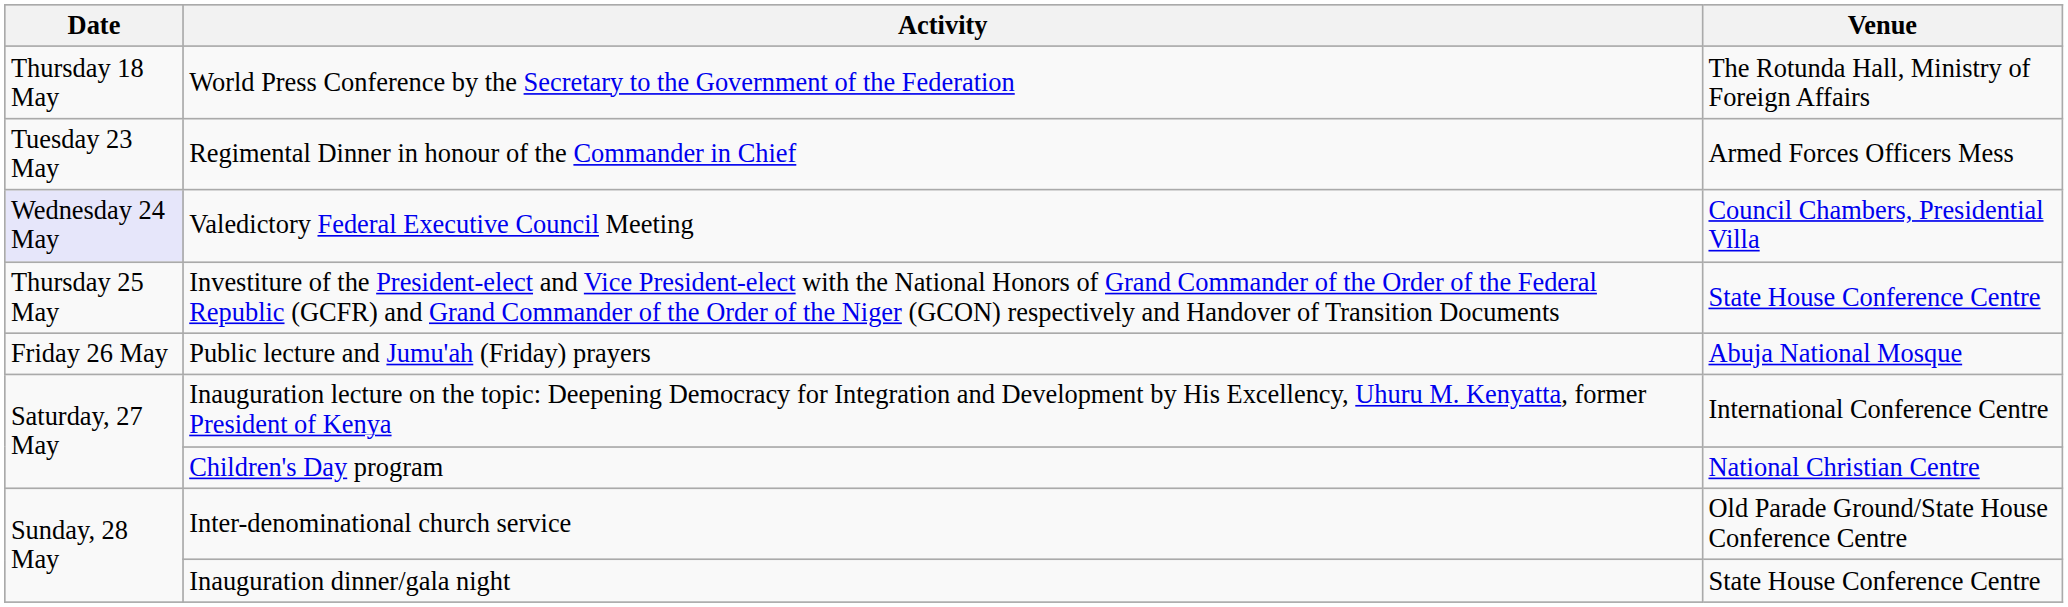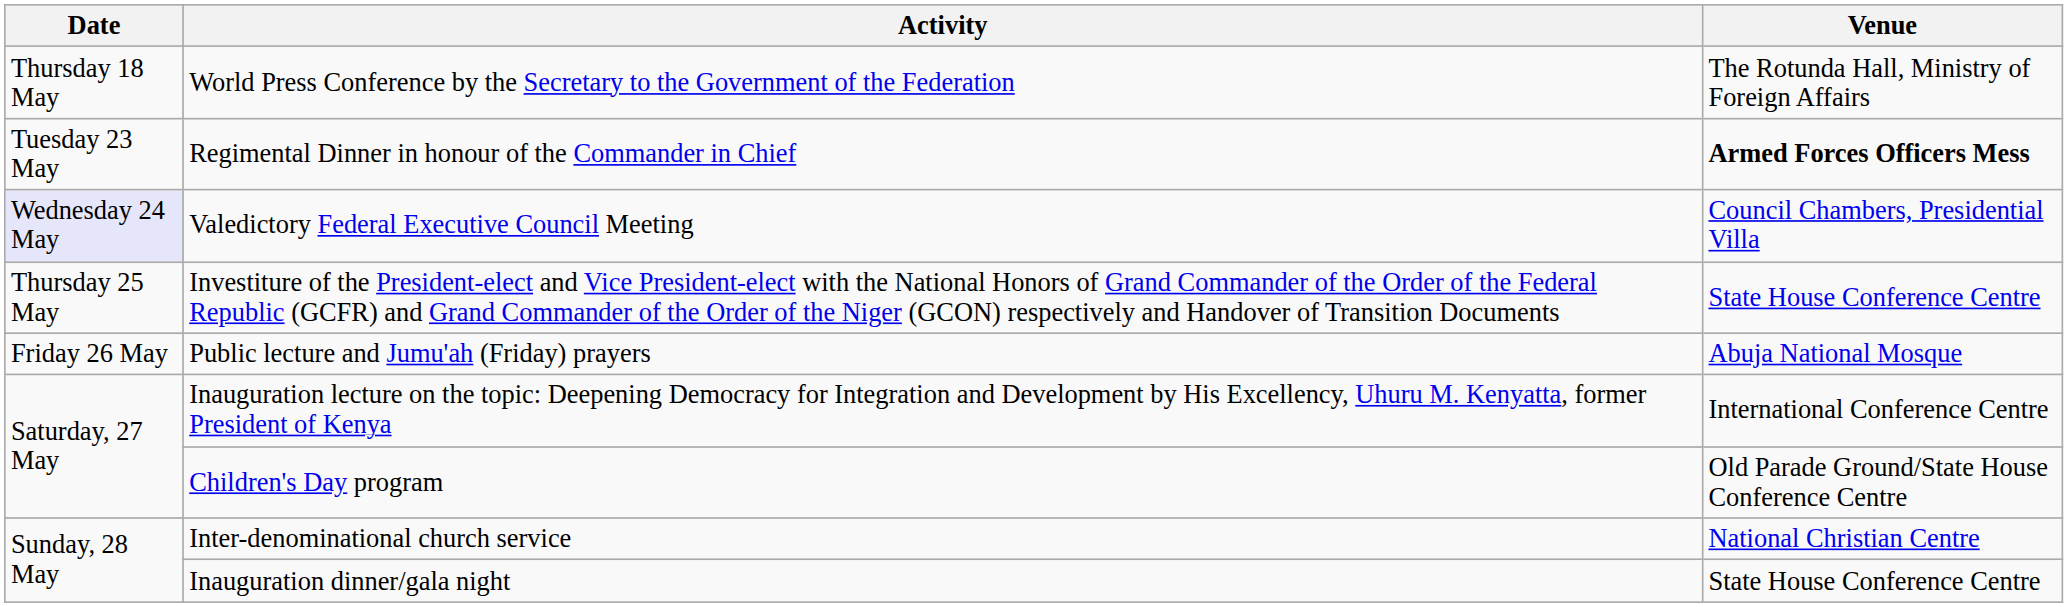(1861, 153) normal -> (1869, 153) bold
(1844, 467) National Christian Centre -> (1878, 481) Old Parade Ground/State House Conference Centre
(1878, 523) Old Parade Ground/State House Conference Centre -> (1844, 538) National Christian Centre
